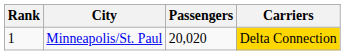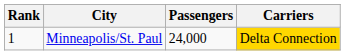(188, 38) 20,020 -> (188, 38) 24,000
